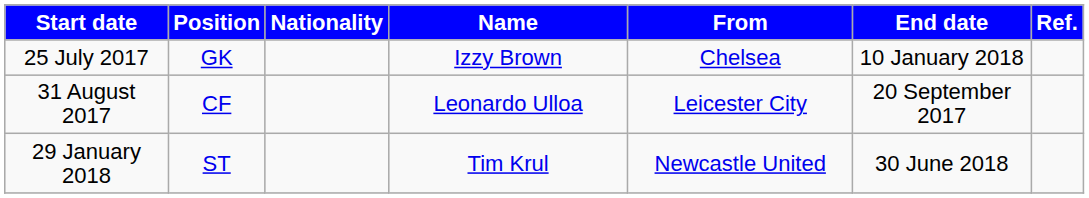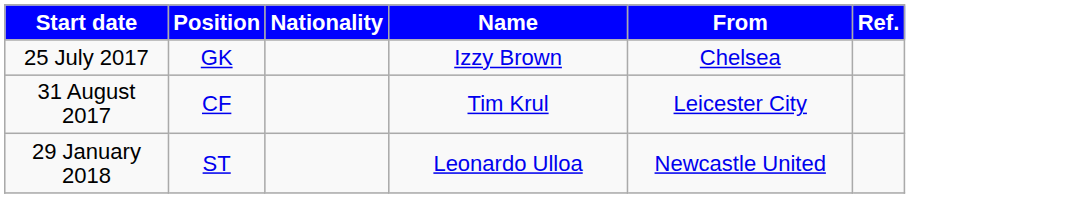- column: (942, 23)
(508, 104) Leonardo Ulloa -> (508, 104) Tim Krul
(508, 164) Tim Krul -> (508, 164) Leonardo Ulloa
